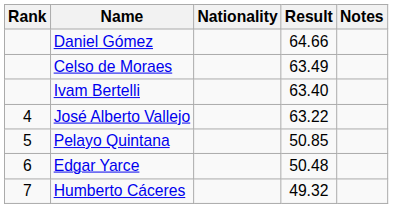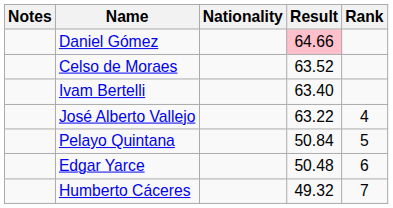columns swapped: (27, 16) <-> (362, 16)
(309, 41) no background -> (314, 41) pink background
(309, 66) 63.49 -> (314, 66) 63.52
(309, 141) 50.85 -> (314, 141) 50.84
